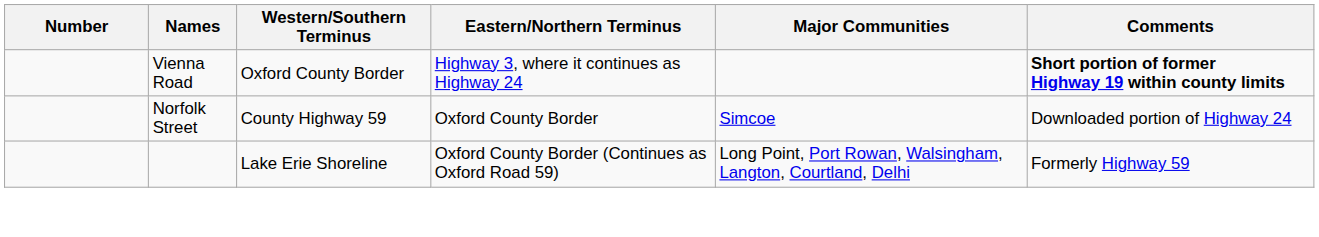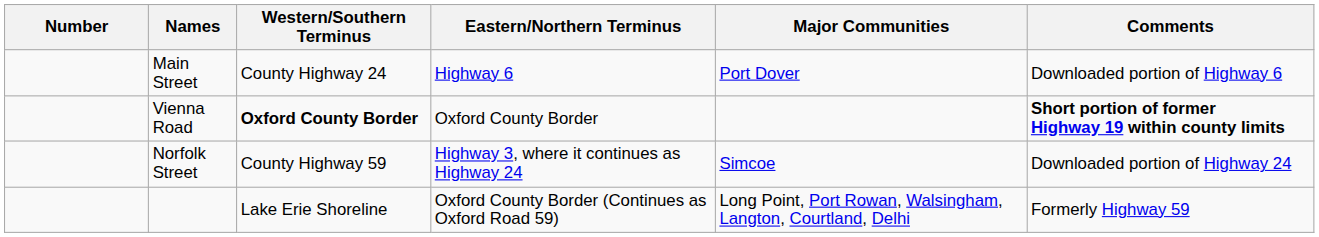+ row: (175, 72)
(322, 72) normal -> (329, 118) bold
(558, 72) Highway 3, where it continues as Highway 24 -> (516, 118) Oxford County Border
(516, 118) Oxford County Border -> (558, 163) Highway 3, where it continues as Highway 24
